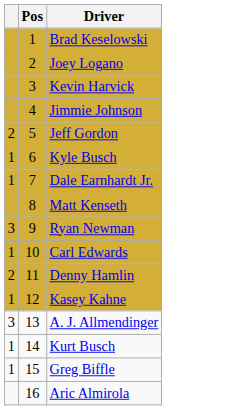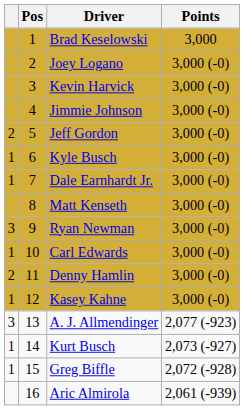+ column: (201, 16)
